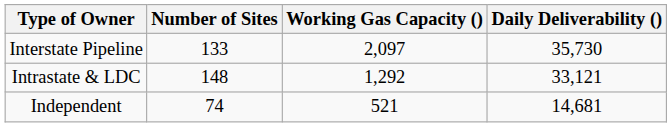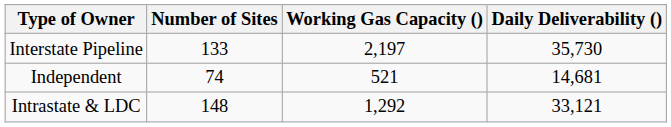(385, 48) 2,097 -> (385, 48) 2,197
rows swapped: (76, 77) <-> (76, 106)
